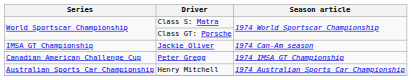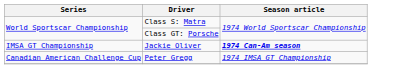(274, 46) normal -> (261, 46) bold
- row: (188, 70)
